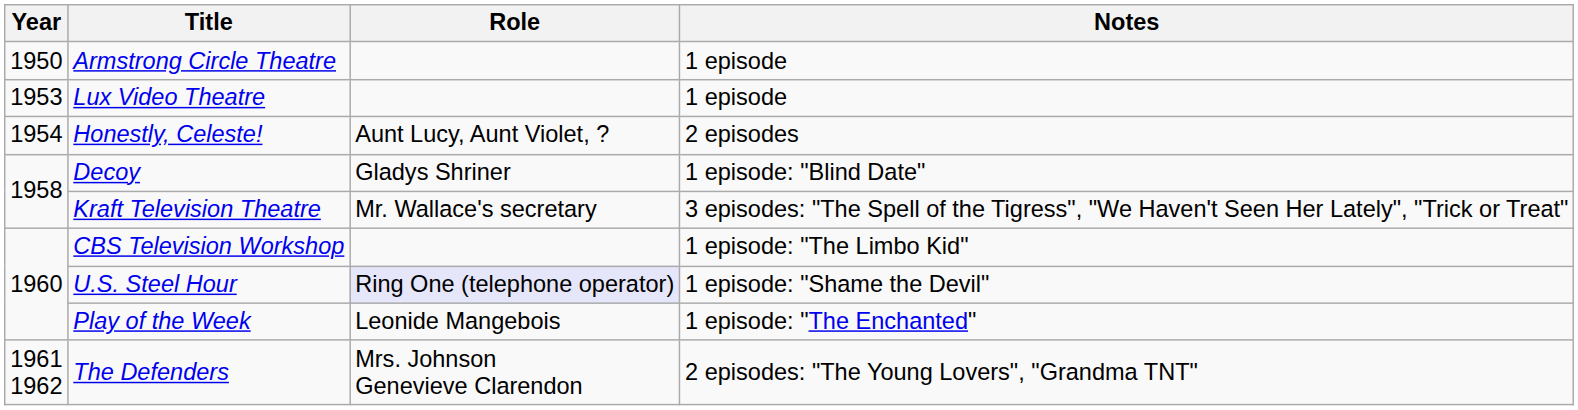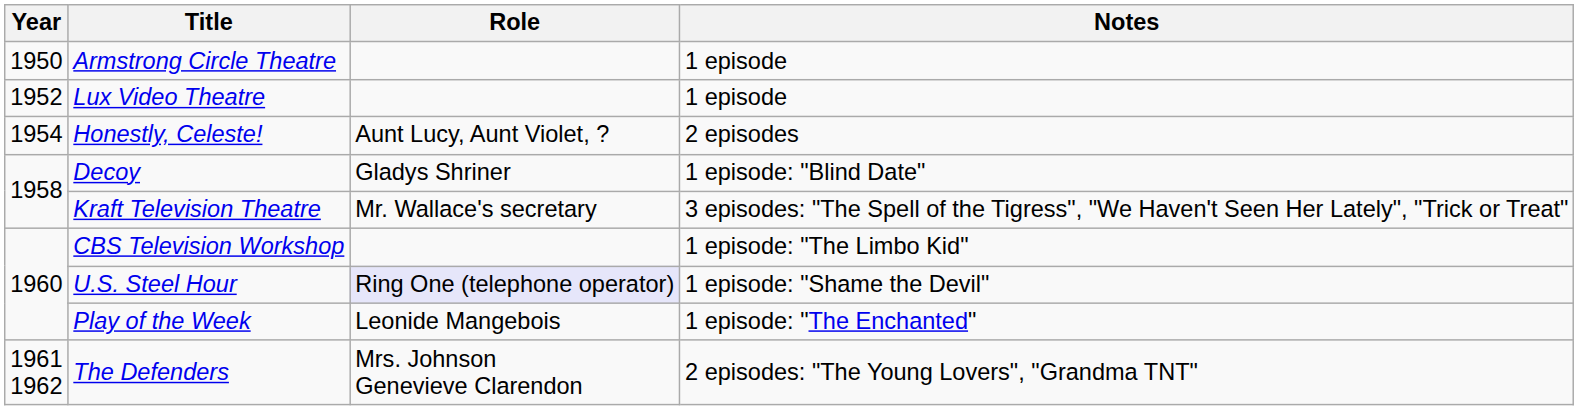(36, 97) 1953 -> (36, 97) 1952
